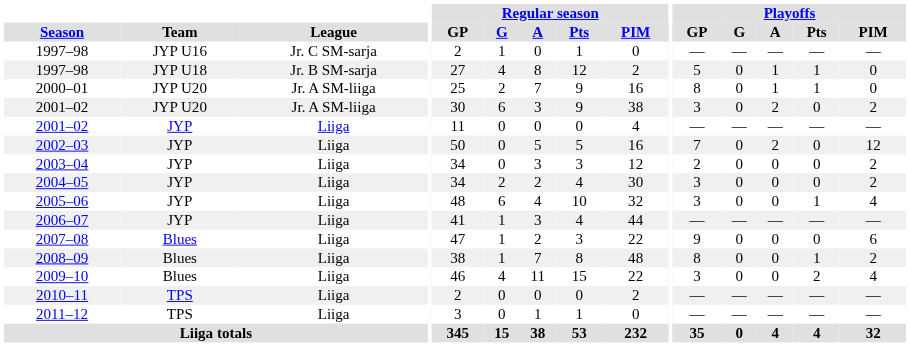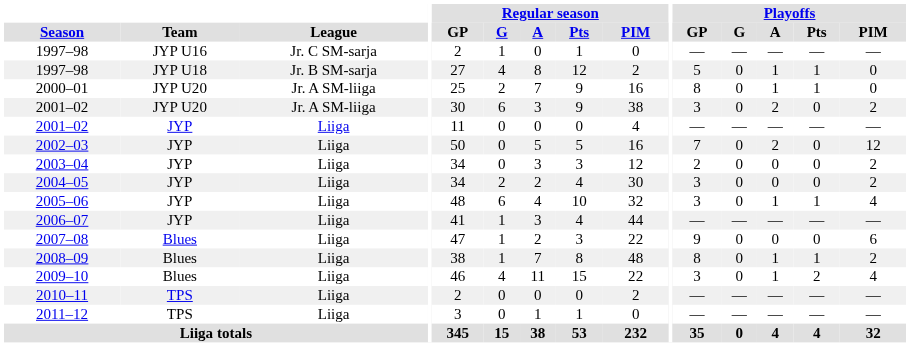(775, 201) 0 -> (775, 201) 1
(775, 257) 0 -> (775, 257) 1
(775, 276) 0 -> (775, 276) 1
